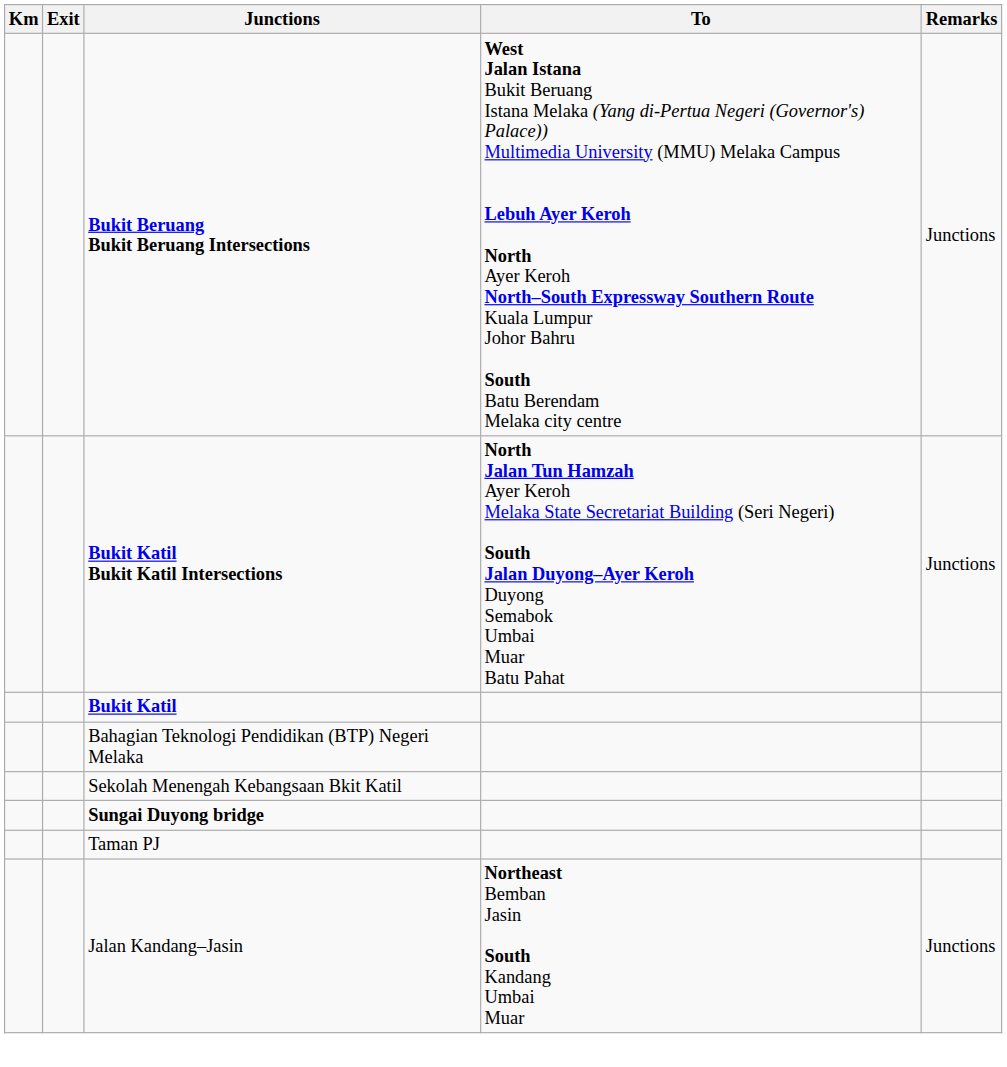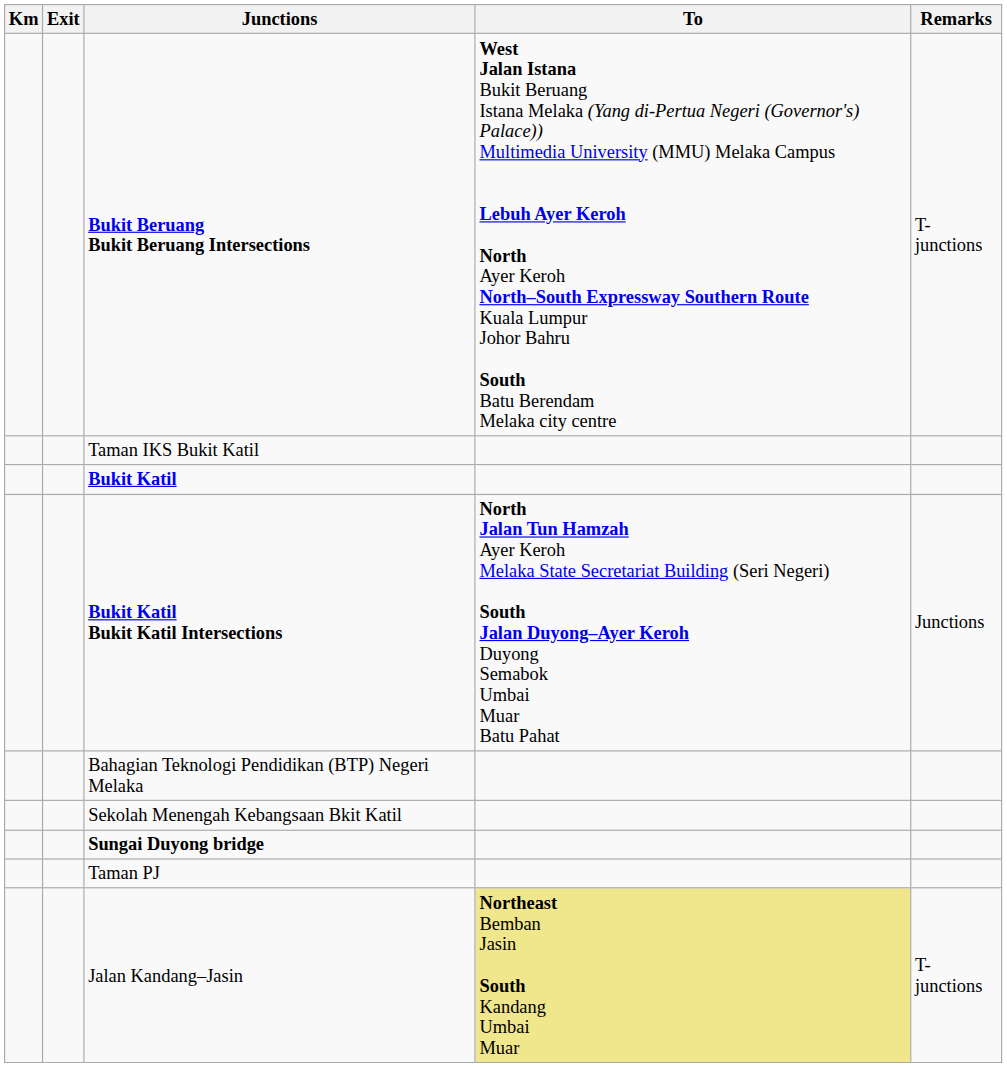(961, 234) Junctions -> (949, 234) T-junctions
+ row: (174, 450)
rows swapped: (185, 563) <-> (132, 706)
(523, 945) no background -> (518, 975) khaki background
(961, 945) Junctions -> (949, 975) T-junctions
